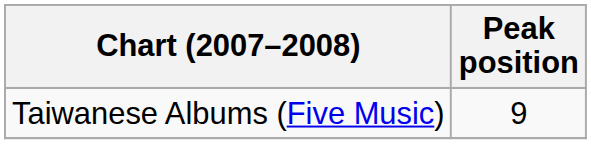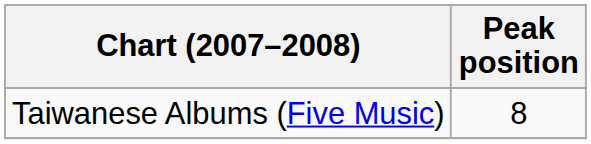(519, 112) 9 -> (519, 112) 8
